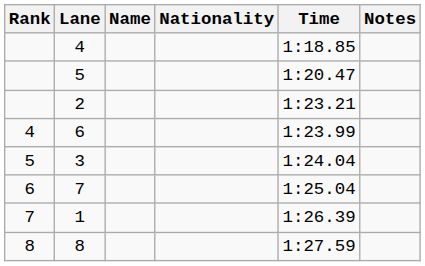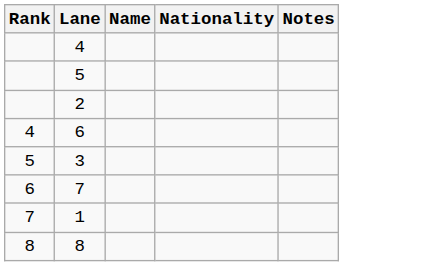- column: (319, 19)
